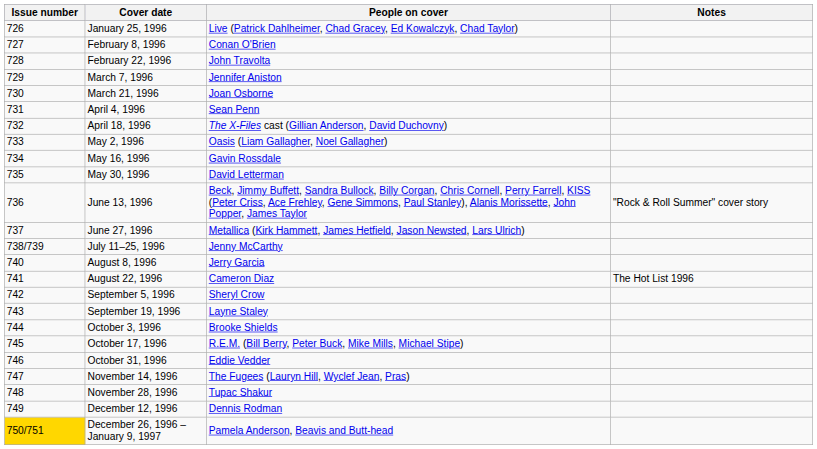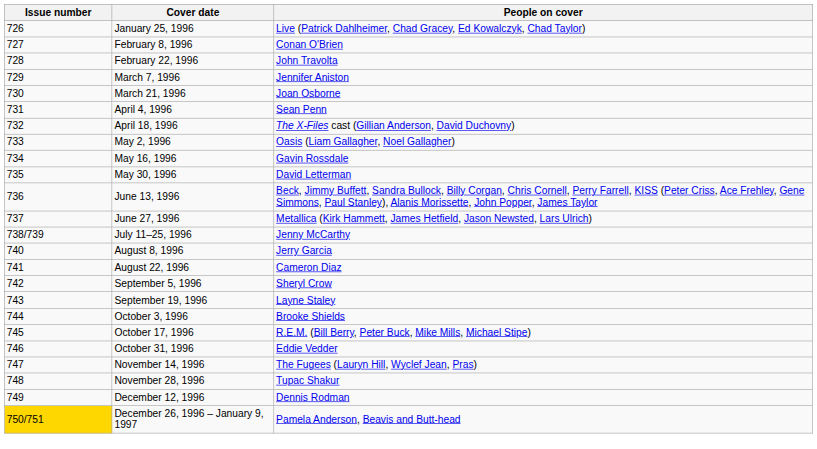- column: (712, 12)
